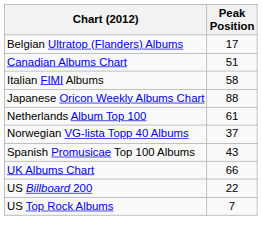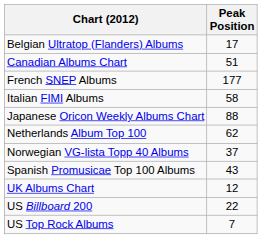+ row: (62, 80)
(232, 116) 61 -> (232, 134) 62
(232, 170) 66 -> (232, 188) 12
